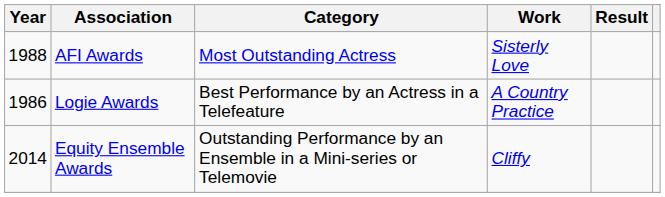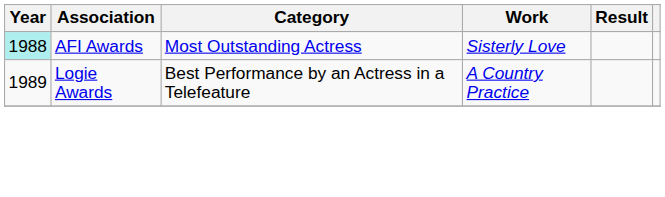(28, 55) no background -> (28, 45) paleturquoise background
(28, 102) 1986 -> (28, 82) 1989
- row: (120, 158)
